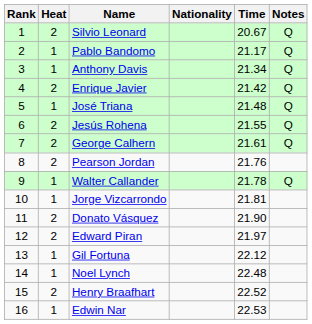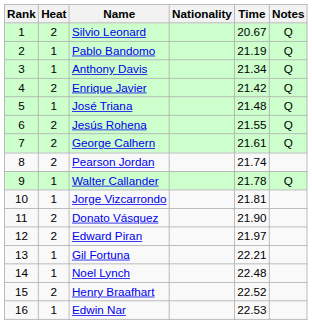(252, 51) 21.17 -> (252, 51) 21.19
(252, 162) 21.76 -> (252, 162) 21.74
(252, 255) 22.12 -> (252, 255) 22.21
